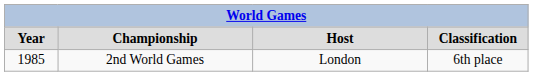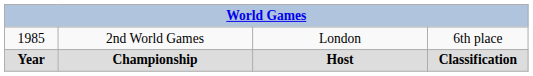rows swapped: (31, 38) <-> (31, 60)
